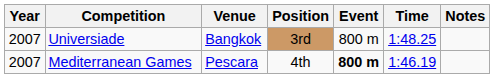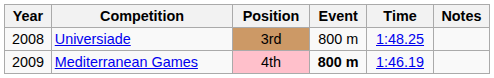- column: (235, 16)
(25, 39) 2007 -> (28, 39) 2008
(25, 62) 2007 -> (28, 62) 2009
(301, 62) no background -> (271, 62) pink background
